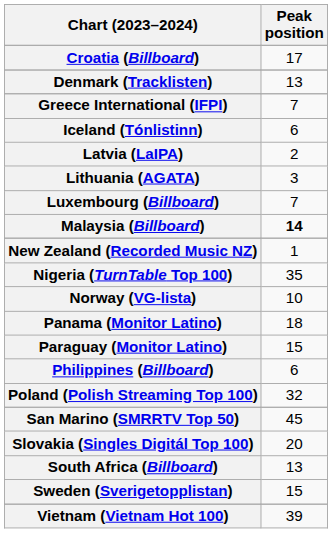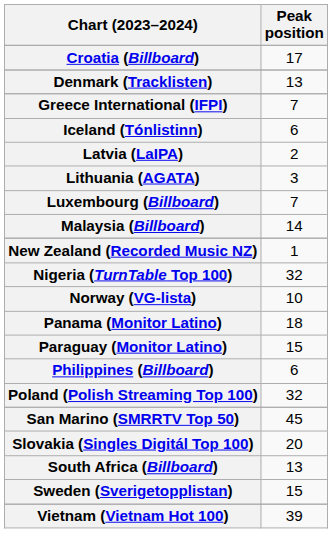(294, 226) bold -> (294, 226) normal
(294, 274) 35 -> (294, 274) 32
